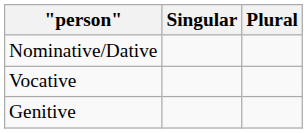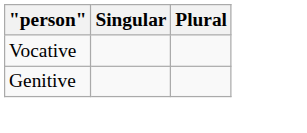- row: (83, 50)
